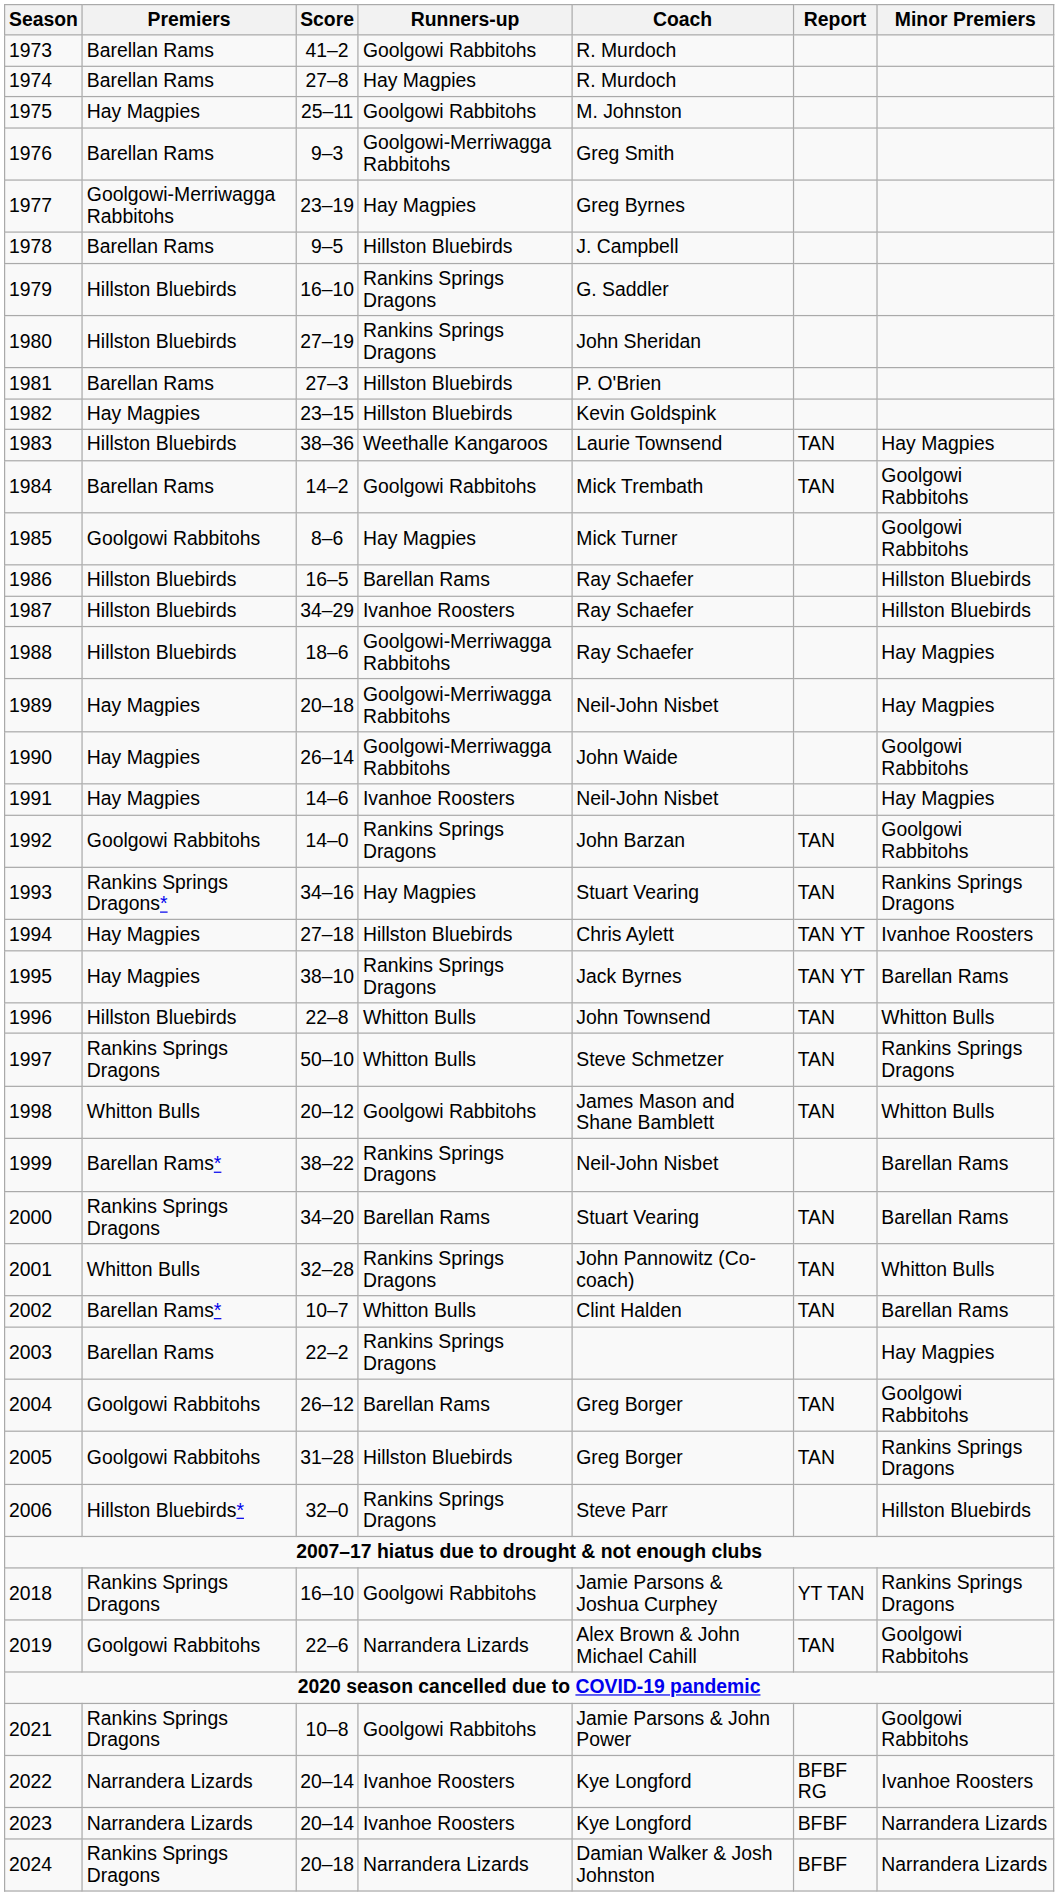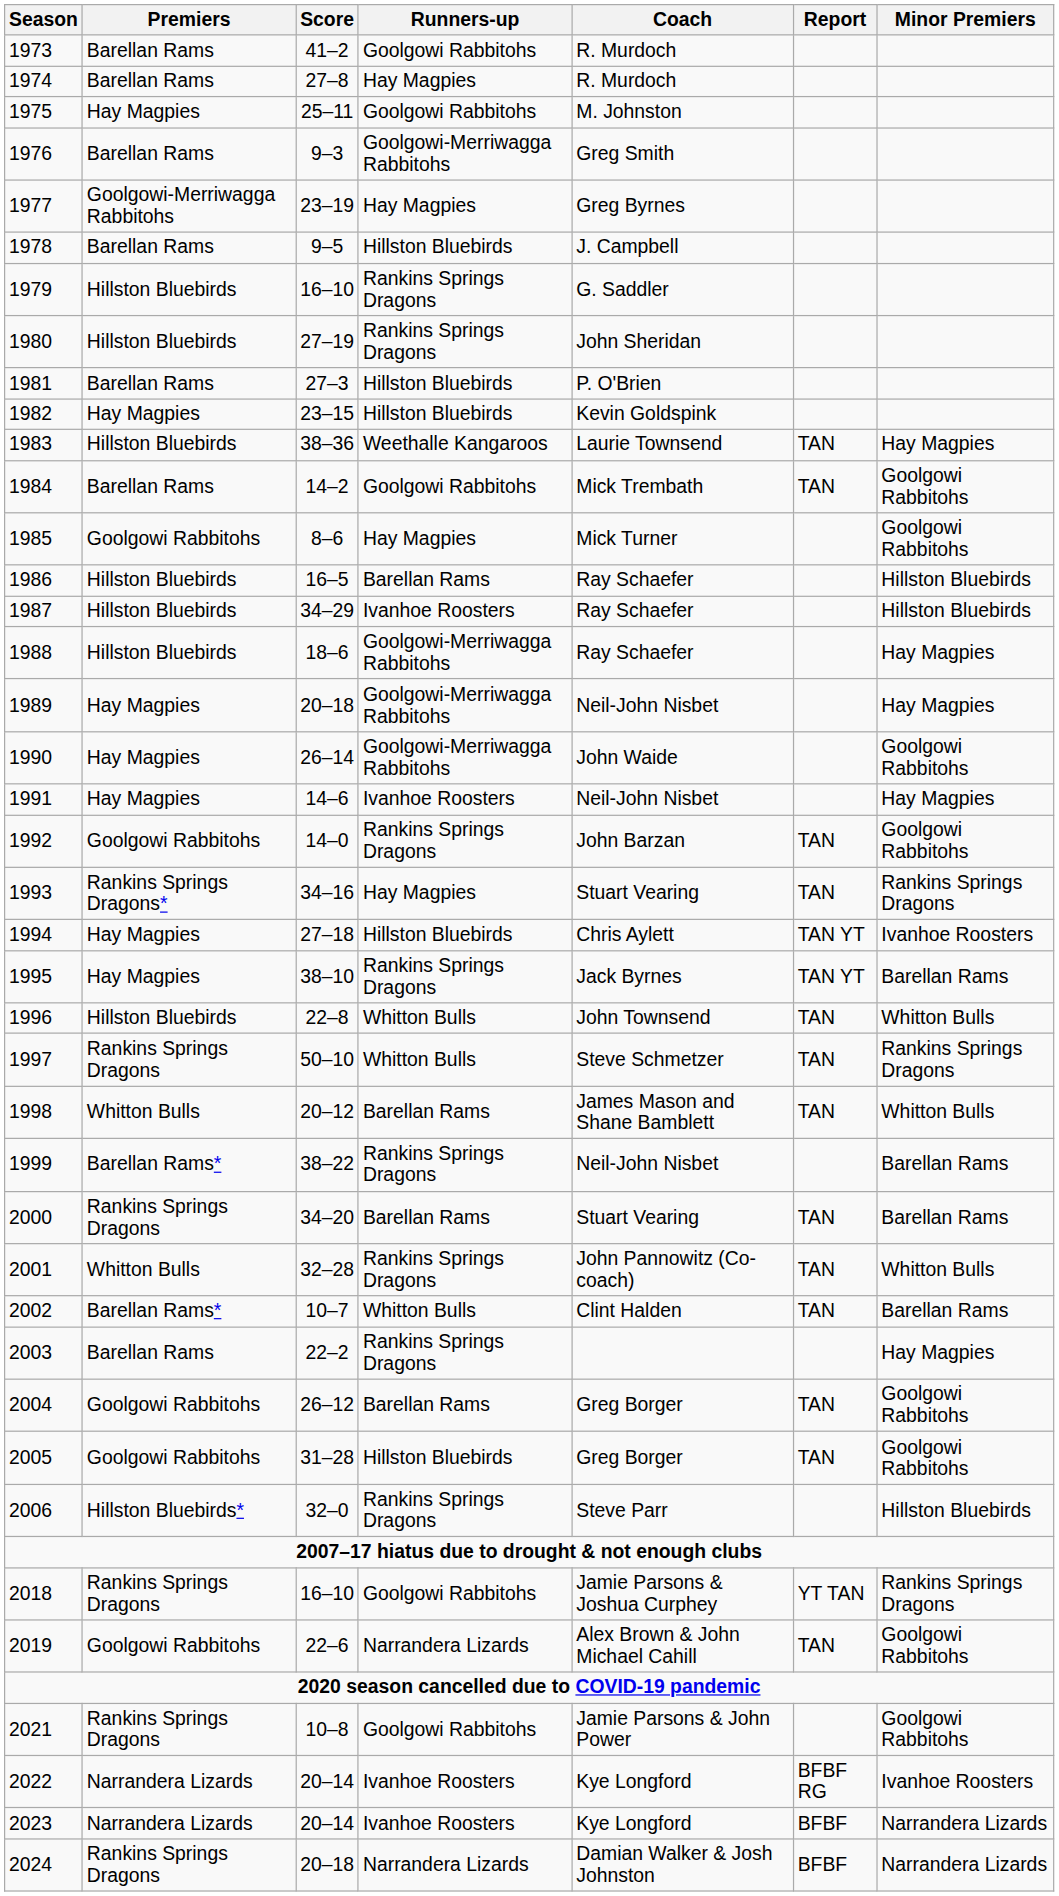(450, 1112) Goolgowi Rabbitohs -> (426, 1112) Barellan Rams
(952, 1457) Rankins Springs Dragons -> (925, 1457) Goolgowi Rabbitohs
